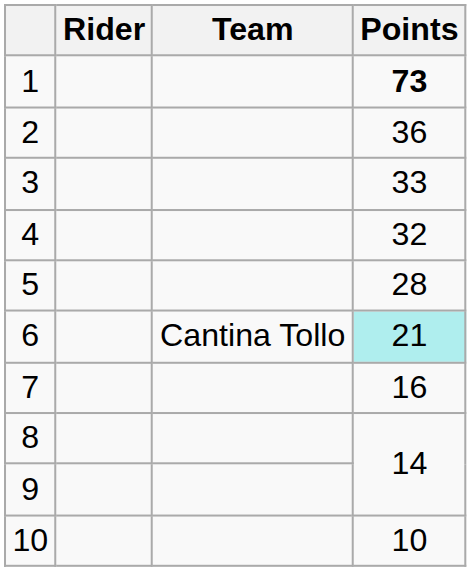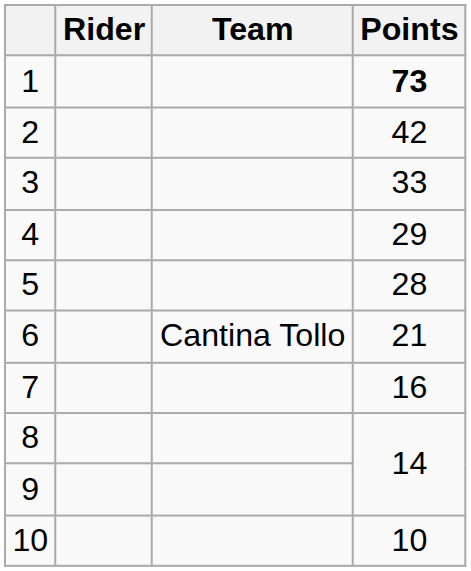(409, 132) 36 -> (409, 132) 42
(409, 234) 32 -> (409, 234) 29
(409, 336) paleturquoise background -> (409, 336) no background
